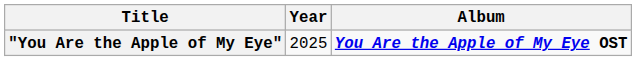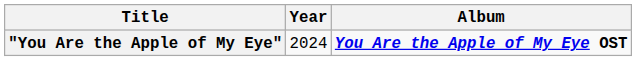(308, 43) 2025 -> (308, 43) 2024
